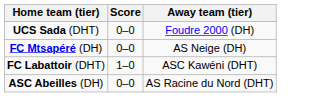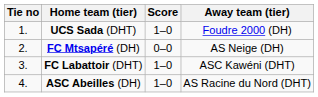+ column: (23, 13)
(125, 30) 0–0 -> (163, 30) 1–0
(125, 83) 0–0 -> (163, 83) 1–0
